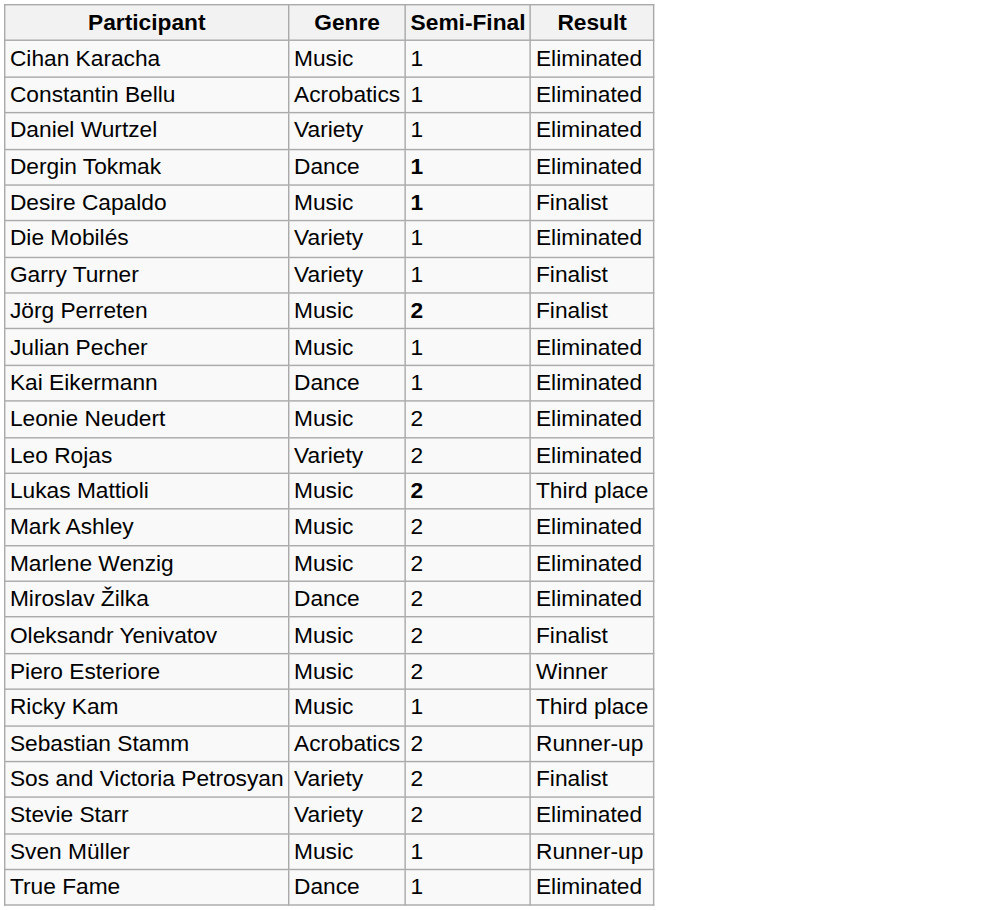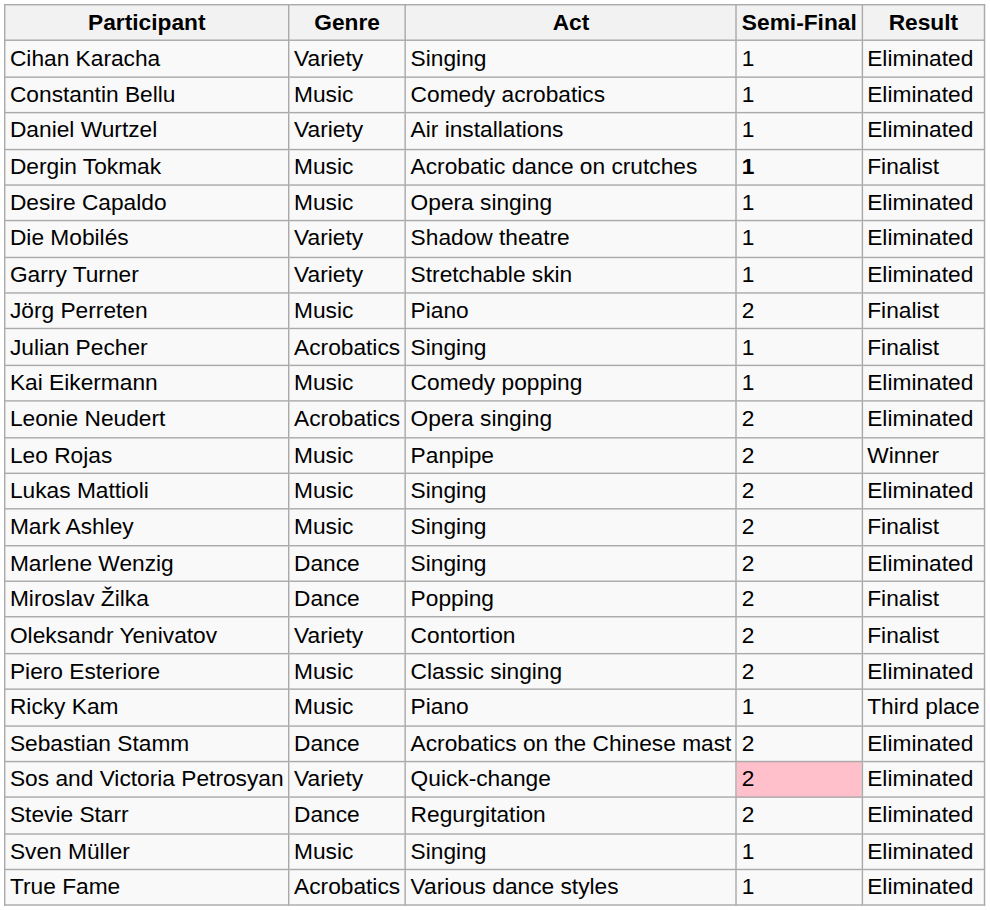+ column: (571, 22)
(324, 58) Music -> (329, 58) Variety
(347, 94) Acrobatics -> (324, 94) Music
(327, 166) Dance -> (324, 166) Music
(589, 166) Eliminated -> (903, 166) Finalist
(417, 202) bold -> (748, 202) normal
(572, 202) Finalist -> (920, 202) Eliminated
(572, 274) Finalist -> (920, 274) Eliminated
(417, 310) bold -> (748, 310) normal
(324, 346) Music -> (347, 346) Acrobatics
(589, 346) Eliminated -> (903, 346) Finalist
(327, 382) Dance -> (324, 382) Music
(324, 418) Music -> (347, 418) Acrobatics
(329, 454) Variety -> (324, 454) Music
(589, 454) Eliminated -> (903, 454) Winner
(417, 490) bold -> (748, 490) normal
(592, 490) Third place -> (920, 490) Eliminated
(589, 526) Eliminated -> (903, 526) Finalist
(324, 563) Music -> (327, 563) Dance
(589, 599) Eliminated -> (903, 599) Finalist
(324, 635) Music -> (329, 635) Variety
(572, 671) Winner -> (920, 671) Eliminated
(347, 743) Acrobatics -> (327, 743) Dance
(590, 743) Runner-up -> (920, 743) Eliminated
(417, 779) no background -> (748, 779) pink background
(572, 779) Finalist -> (920, 779) Eliminated
(329, 815) Variety -> (327, 815) Dance
(590, 851) Runner-up -> (920, 851) Eliminated
(327, 887) Dance -> (347, 887) Acrobatics
